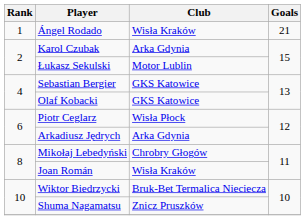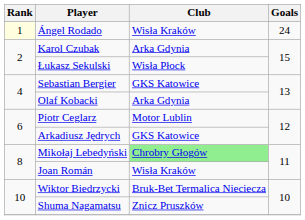(20, 30) no background -> (20, 30) lightyellow background
(285, 30) 21 -> (285, 30) 24
(162, 65) Motor Lublin -> (159, 65) Wisła Płock
(166, 100) GKS Katowice -> (161, 100) Arka Gdynia
(159, 118) Wisła Płock -> (162, 118) Motor Lublin
(161, 135) Arka Gdynia -> (166, 135) GKS Katowice
(170, 153) no background -> (170, 153) lightgreen background
